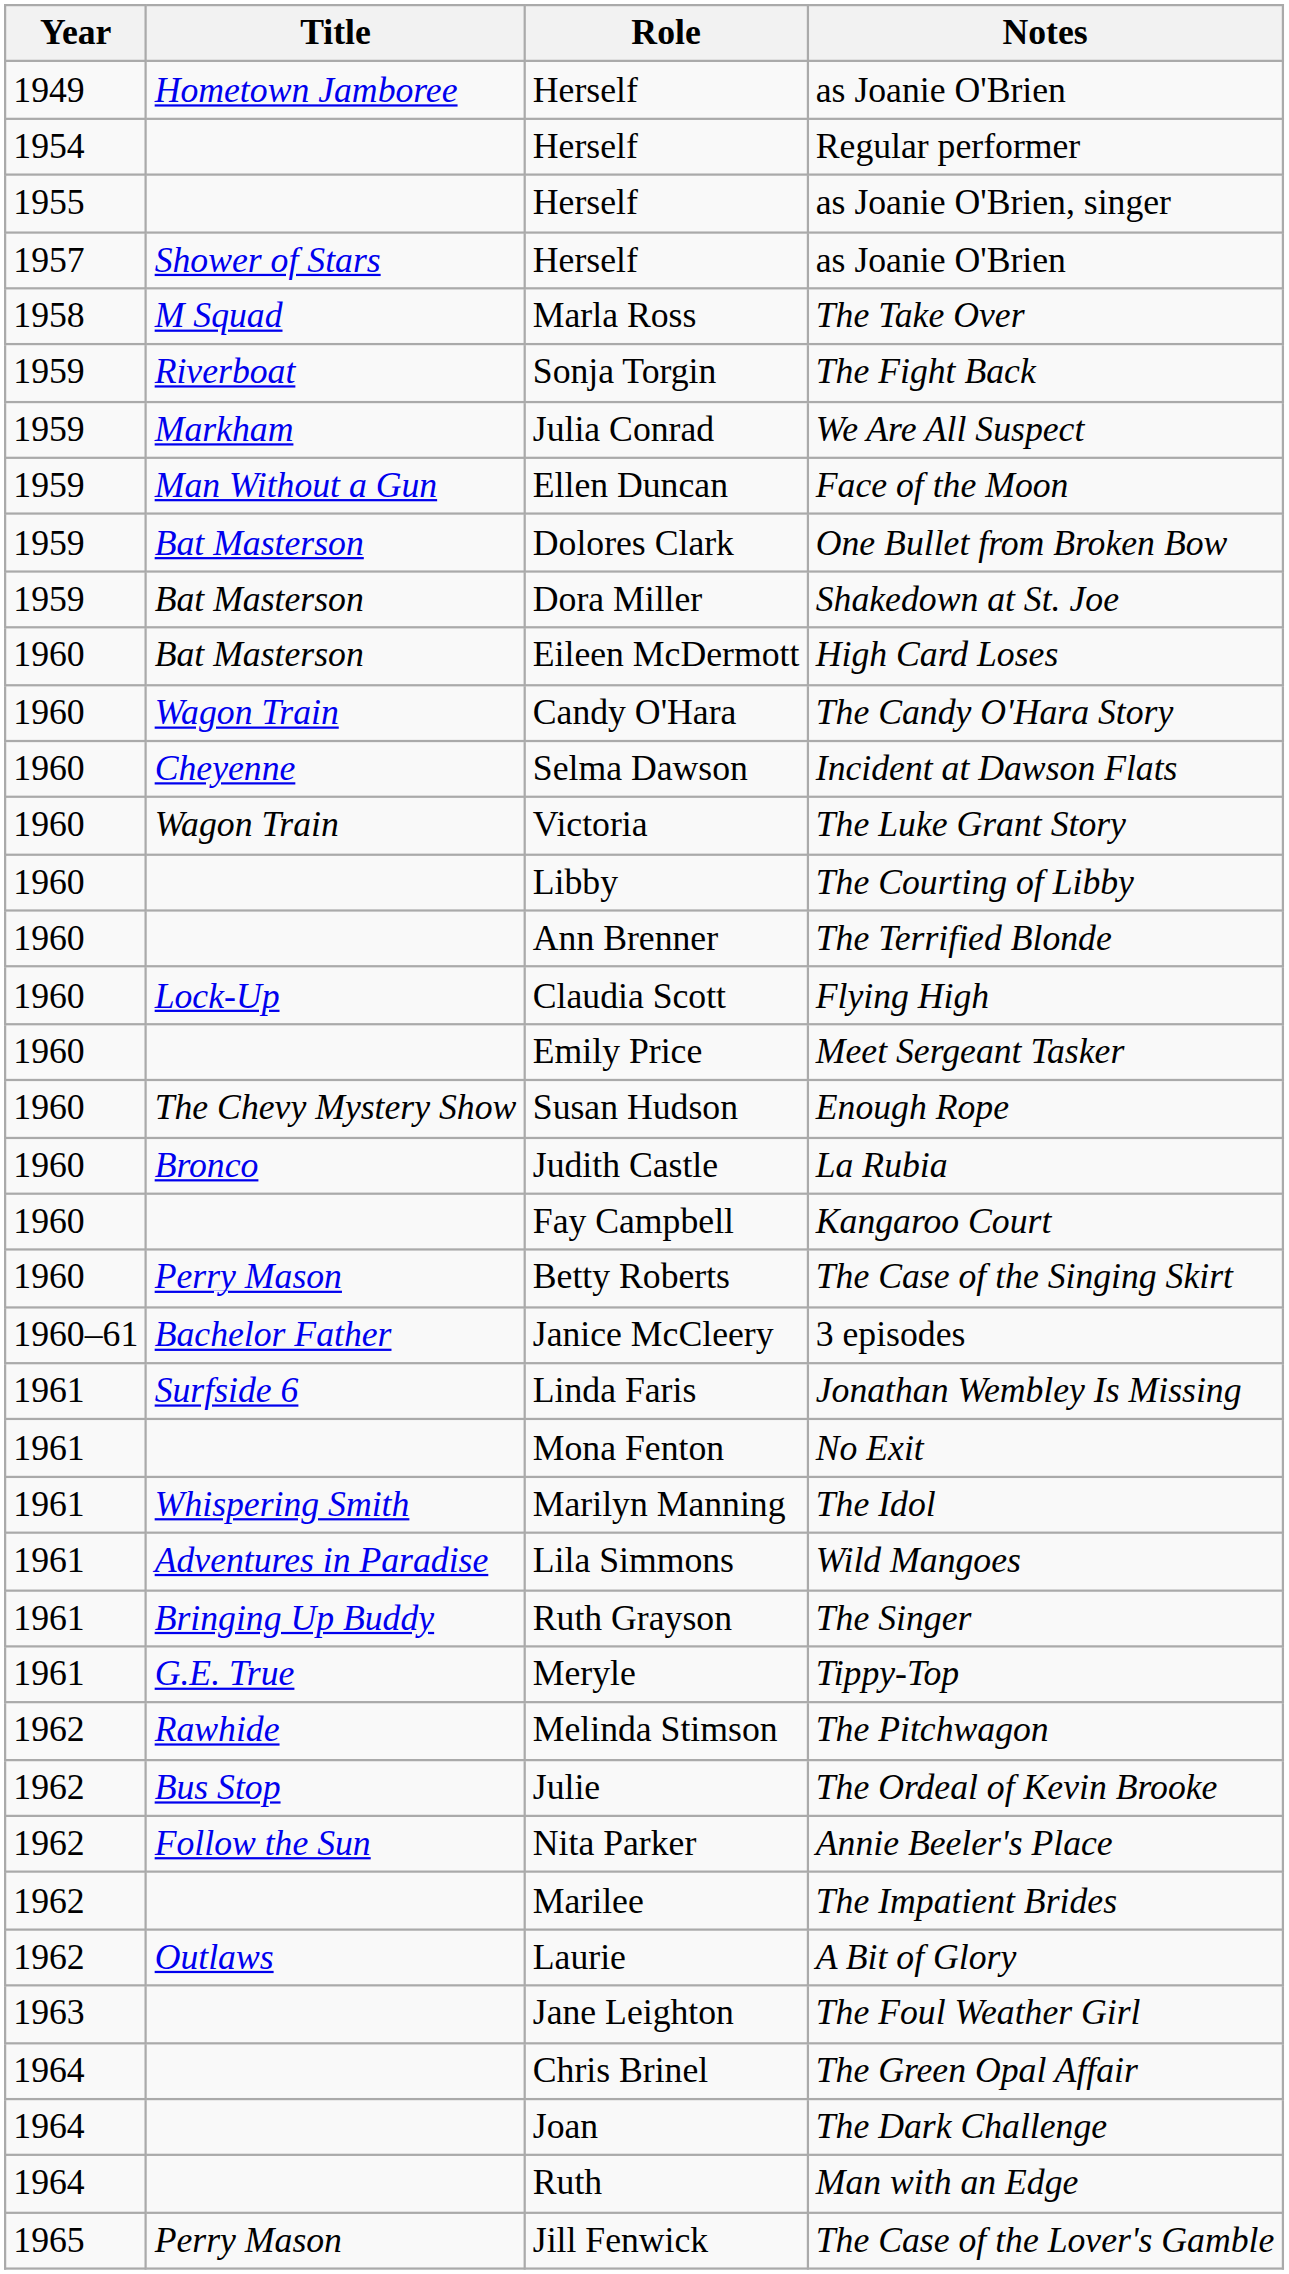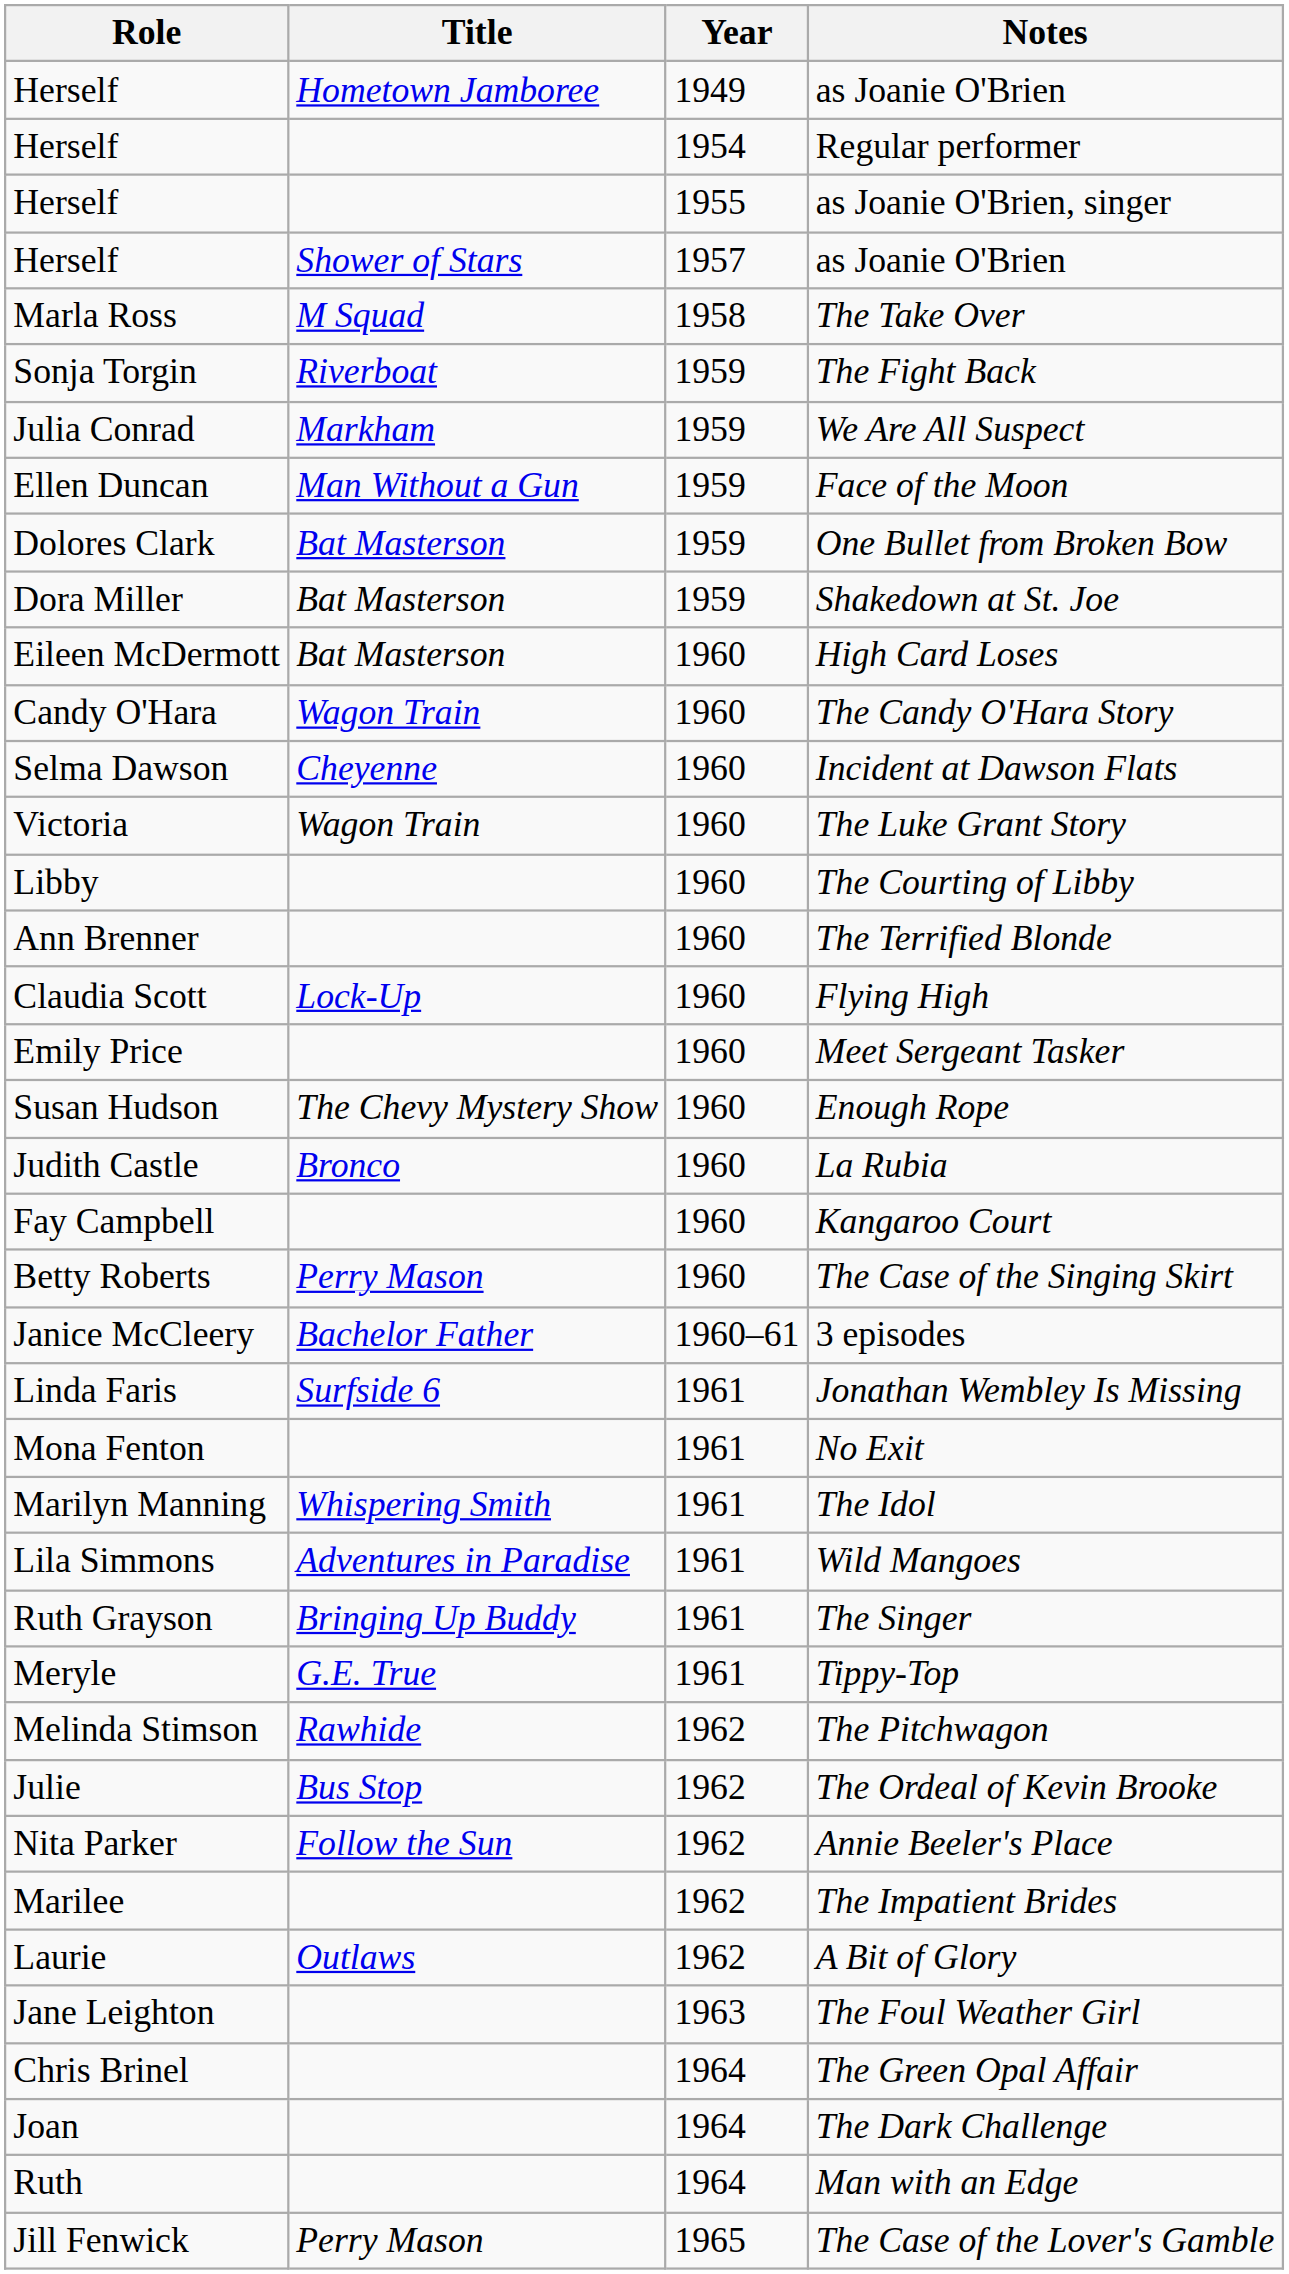columns swapped: (76, 32) <-> (666, 32)
